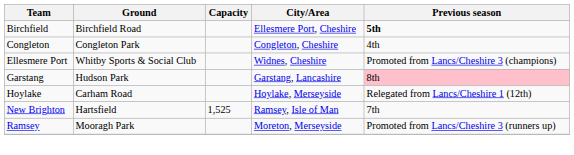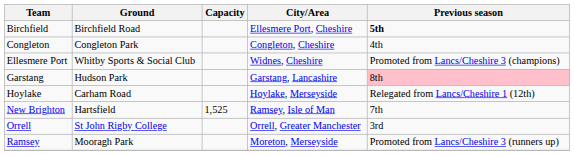+ row: (19, 126)
